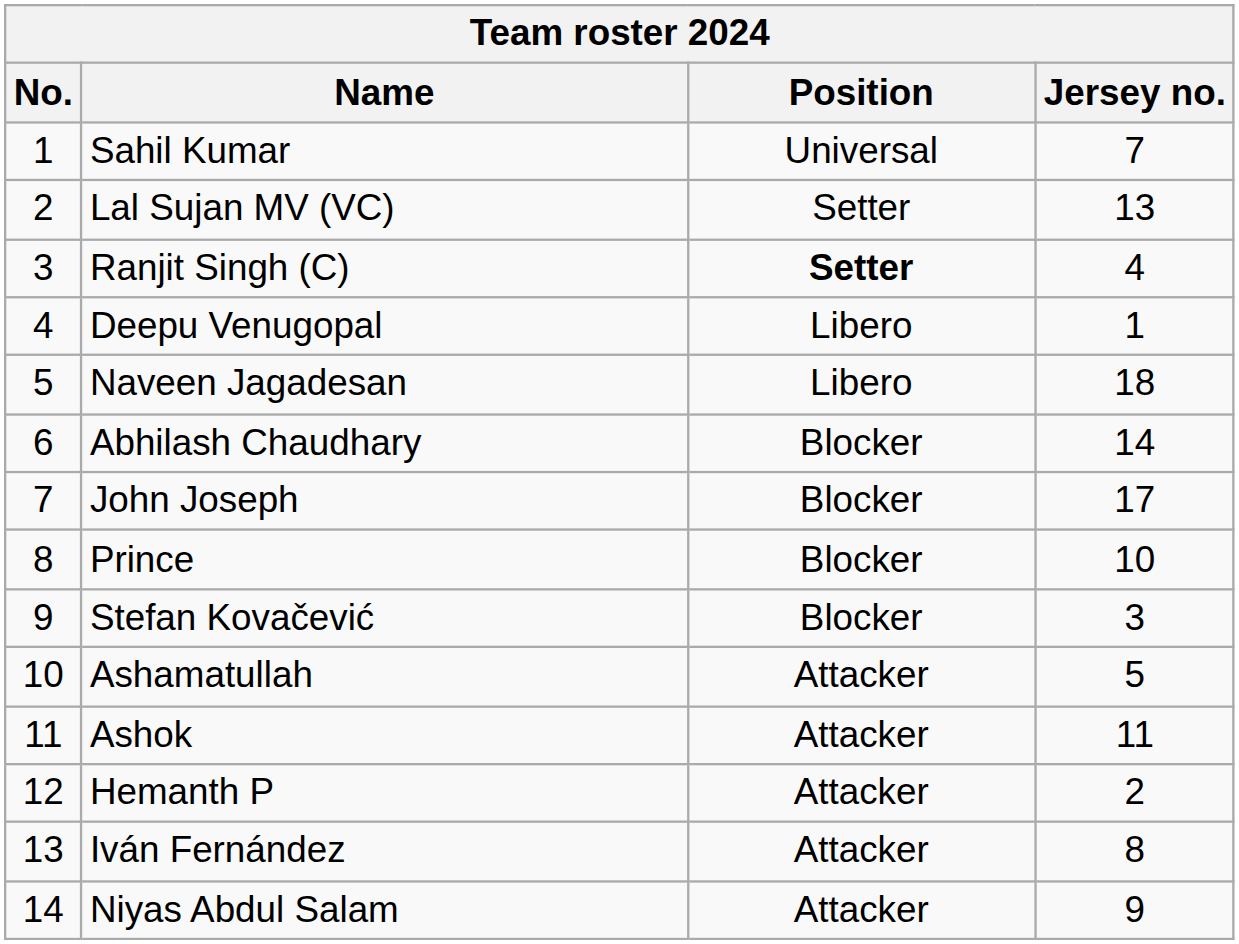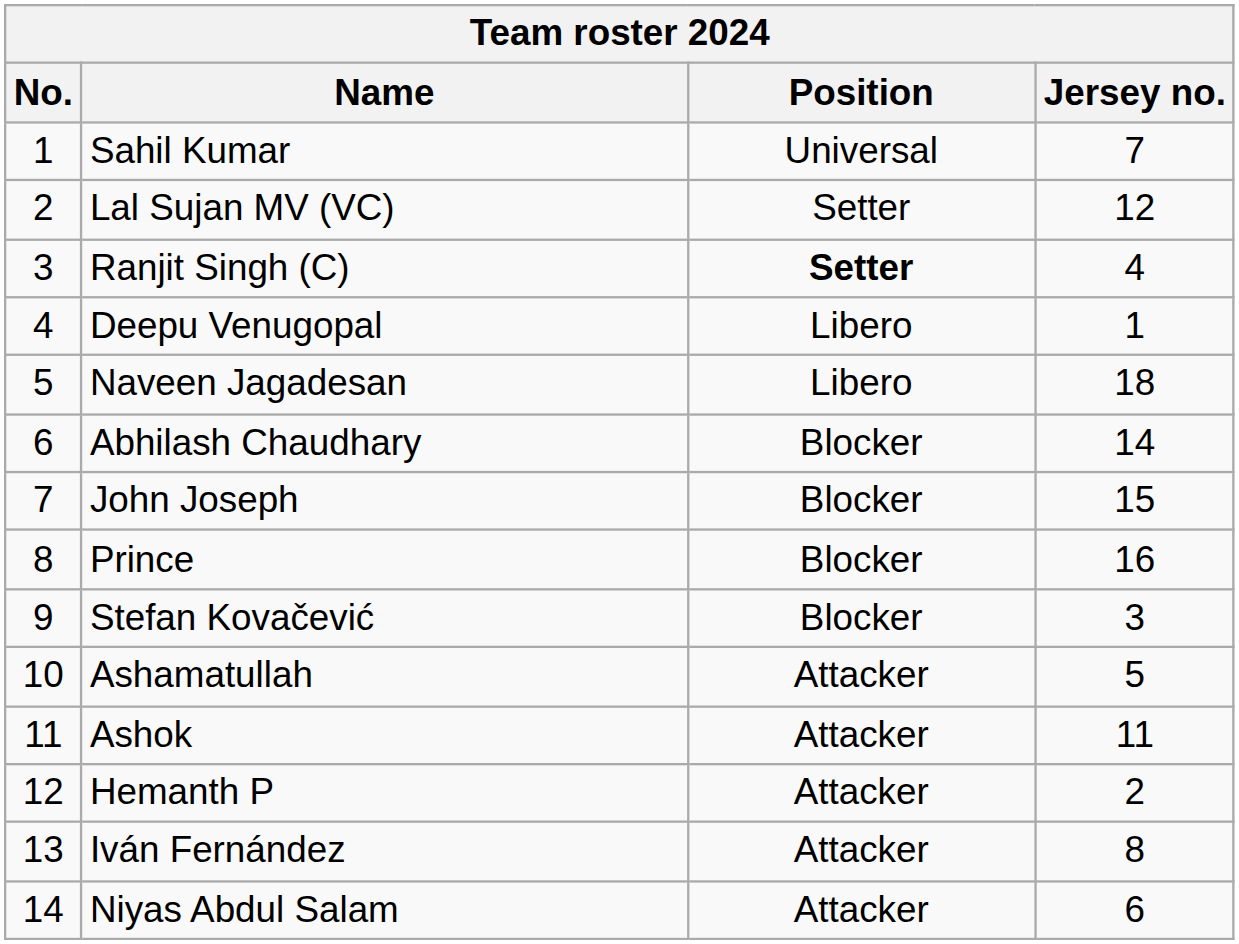(1135, 208) 13 -> (1135, 208) 12
(1135, 500) 17 -> (1135, 500) 15
(1135, 558) 10 -> (1135, 558) 16
(1135, 909) 9 -> (1135, 909) 6
